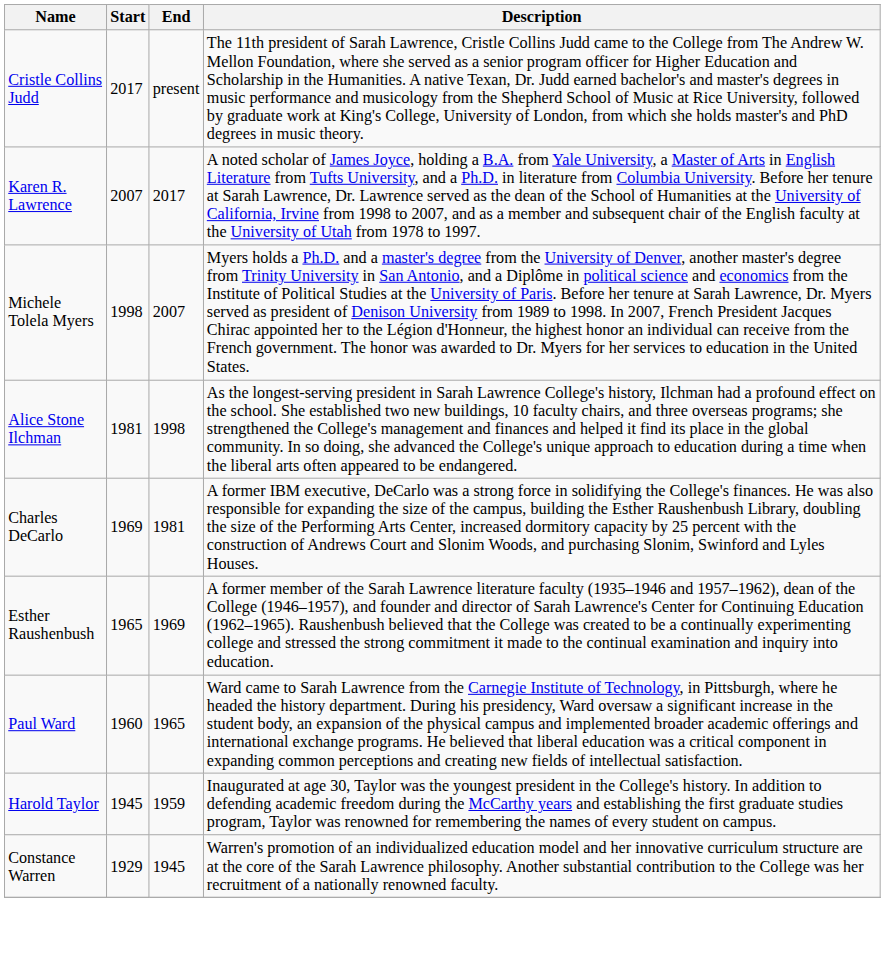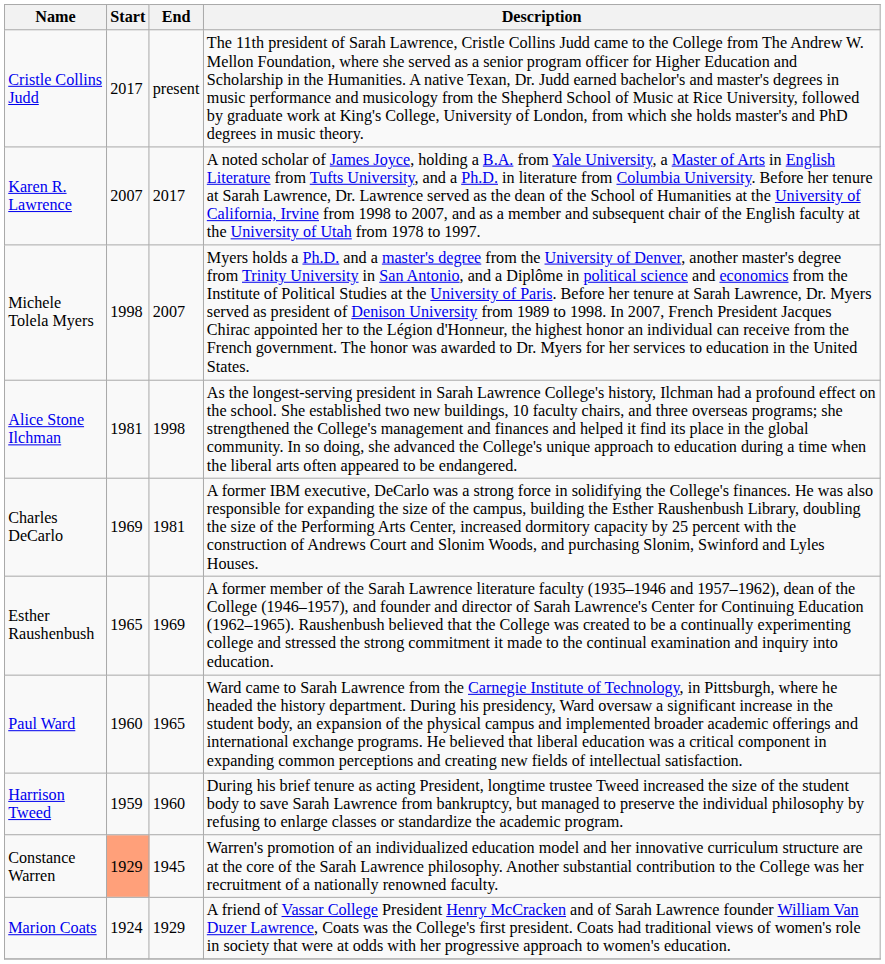+ row: (37, 804)
- row: (54, 804)
(126, 866) no background -> (126, 866) lightsalmon background
+ row: (52, 928)
